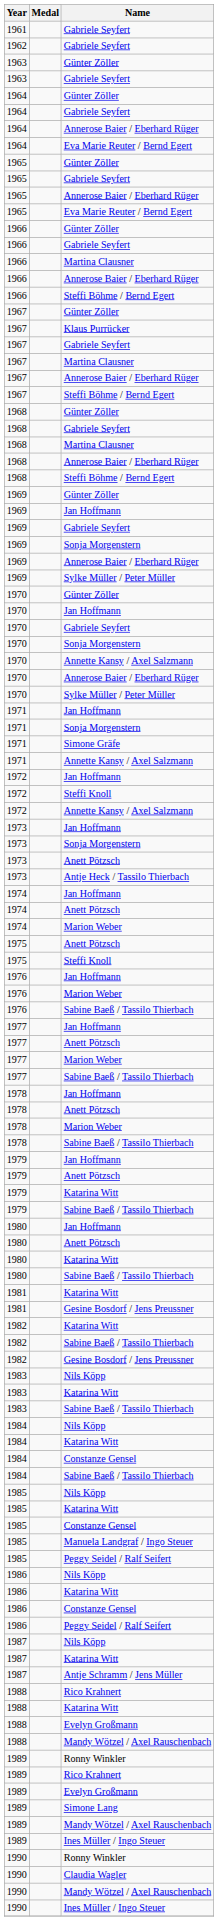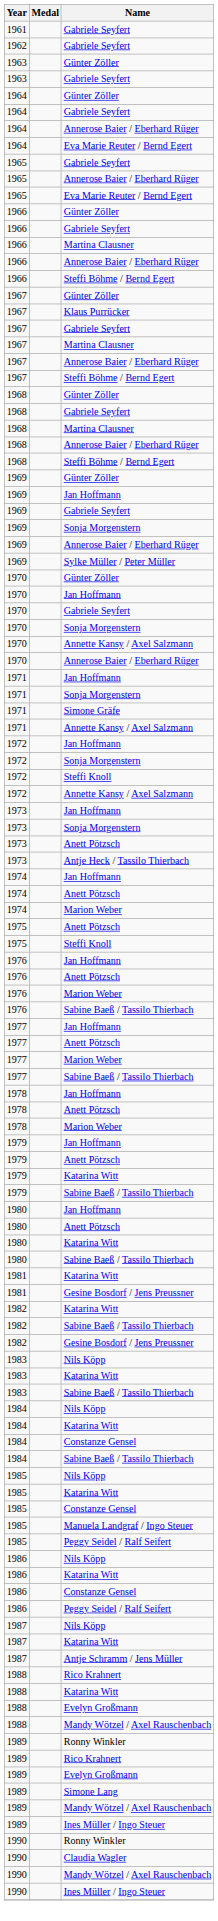- row: (17, 162)
- row: (17, 694)
+ row: (17, 761)
+ row: (17, 977)
- row: (17, 1143)
